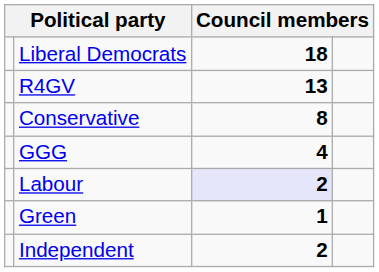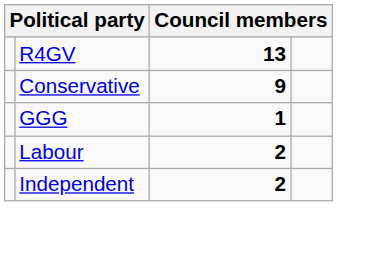- row: (103, 53)
(322, 119) 8 -> (280, 86) 9
(322, 151) 4 -> (280, 119) 1
(322, 184) lavender background -> (280, 151) no background
- row: (48, 217)
